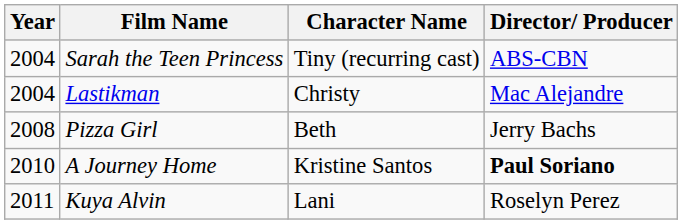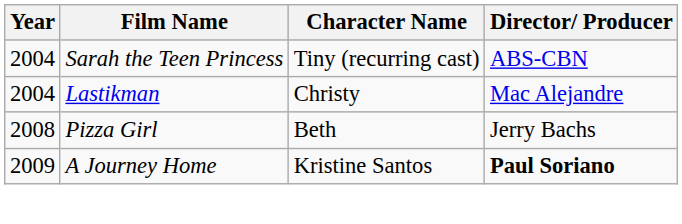(32, 165) 2010 -> (32, 165) 2009
- row: (116, 201)
